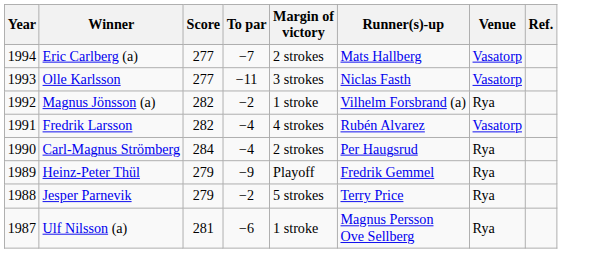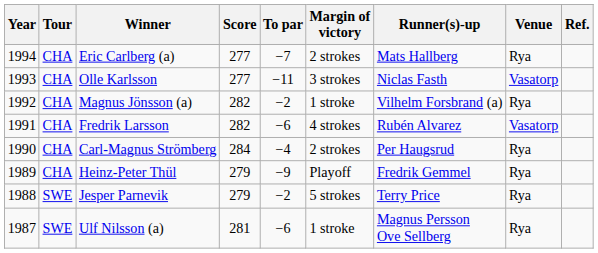+ column: (57, 24)
(497, 56) Vasatorp -> (520, 56) Rya
(247, 126) −4 -> (283, 126) −6
